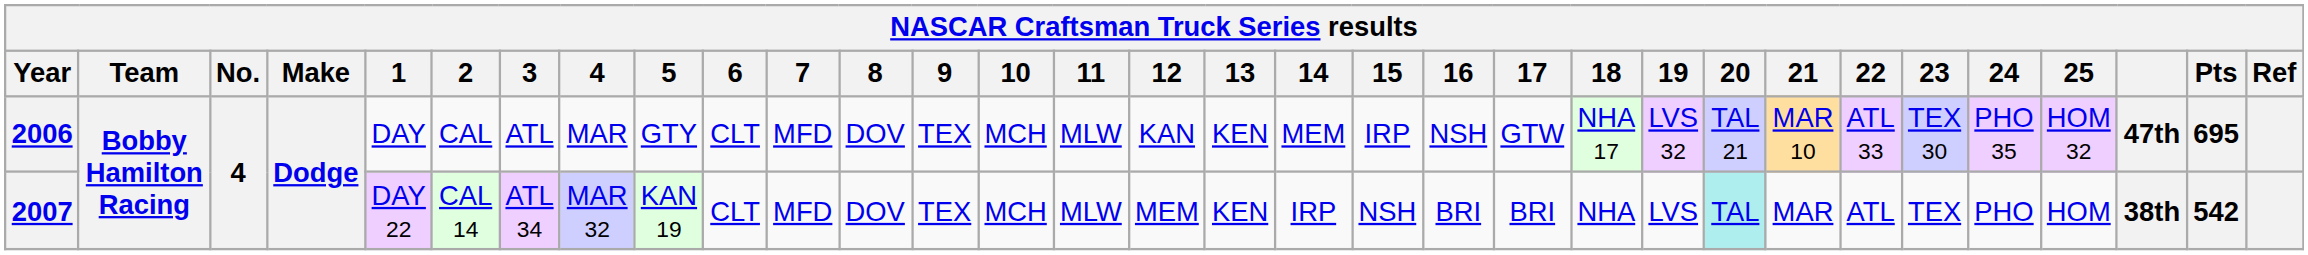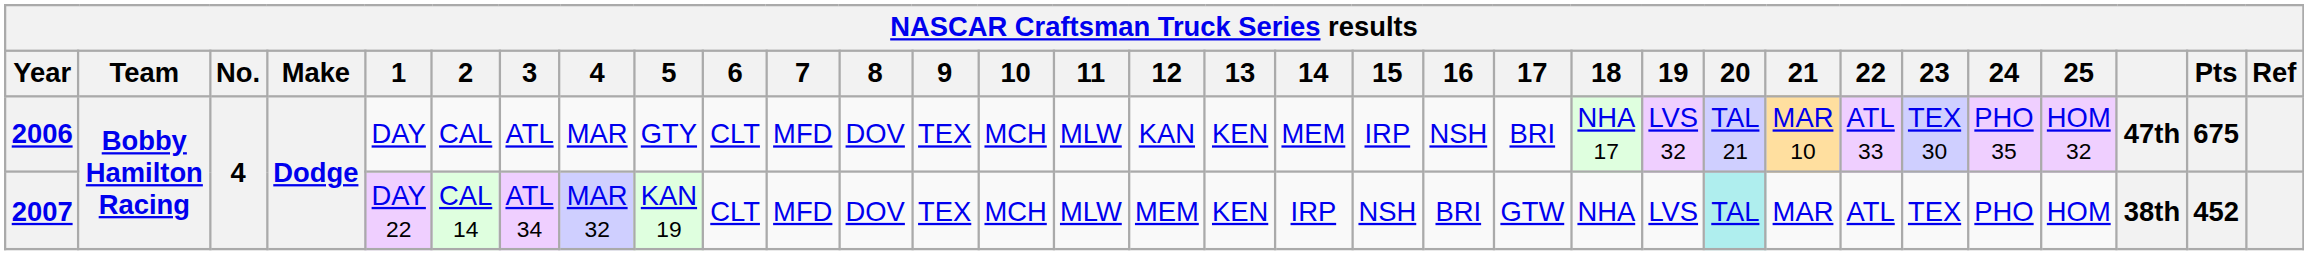(1532, 134) GTW -> (1532, 134) BRI
(2216, 134) 695 -> (2216, 134) 675
(1532, 211) BRI -> (1532, 211) GTW
(2216, 211) 542 -> (2216, 211) 452
